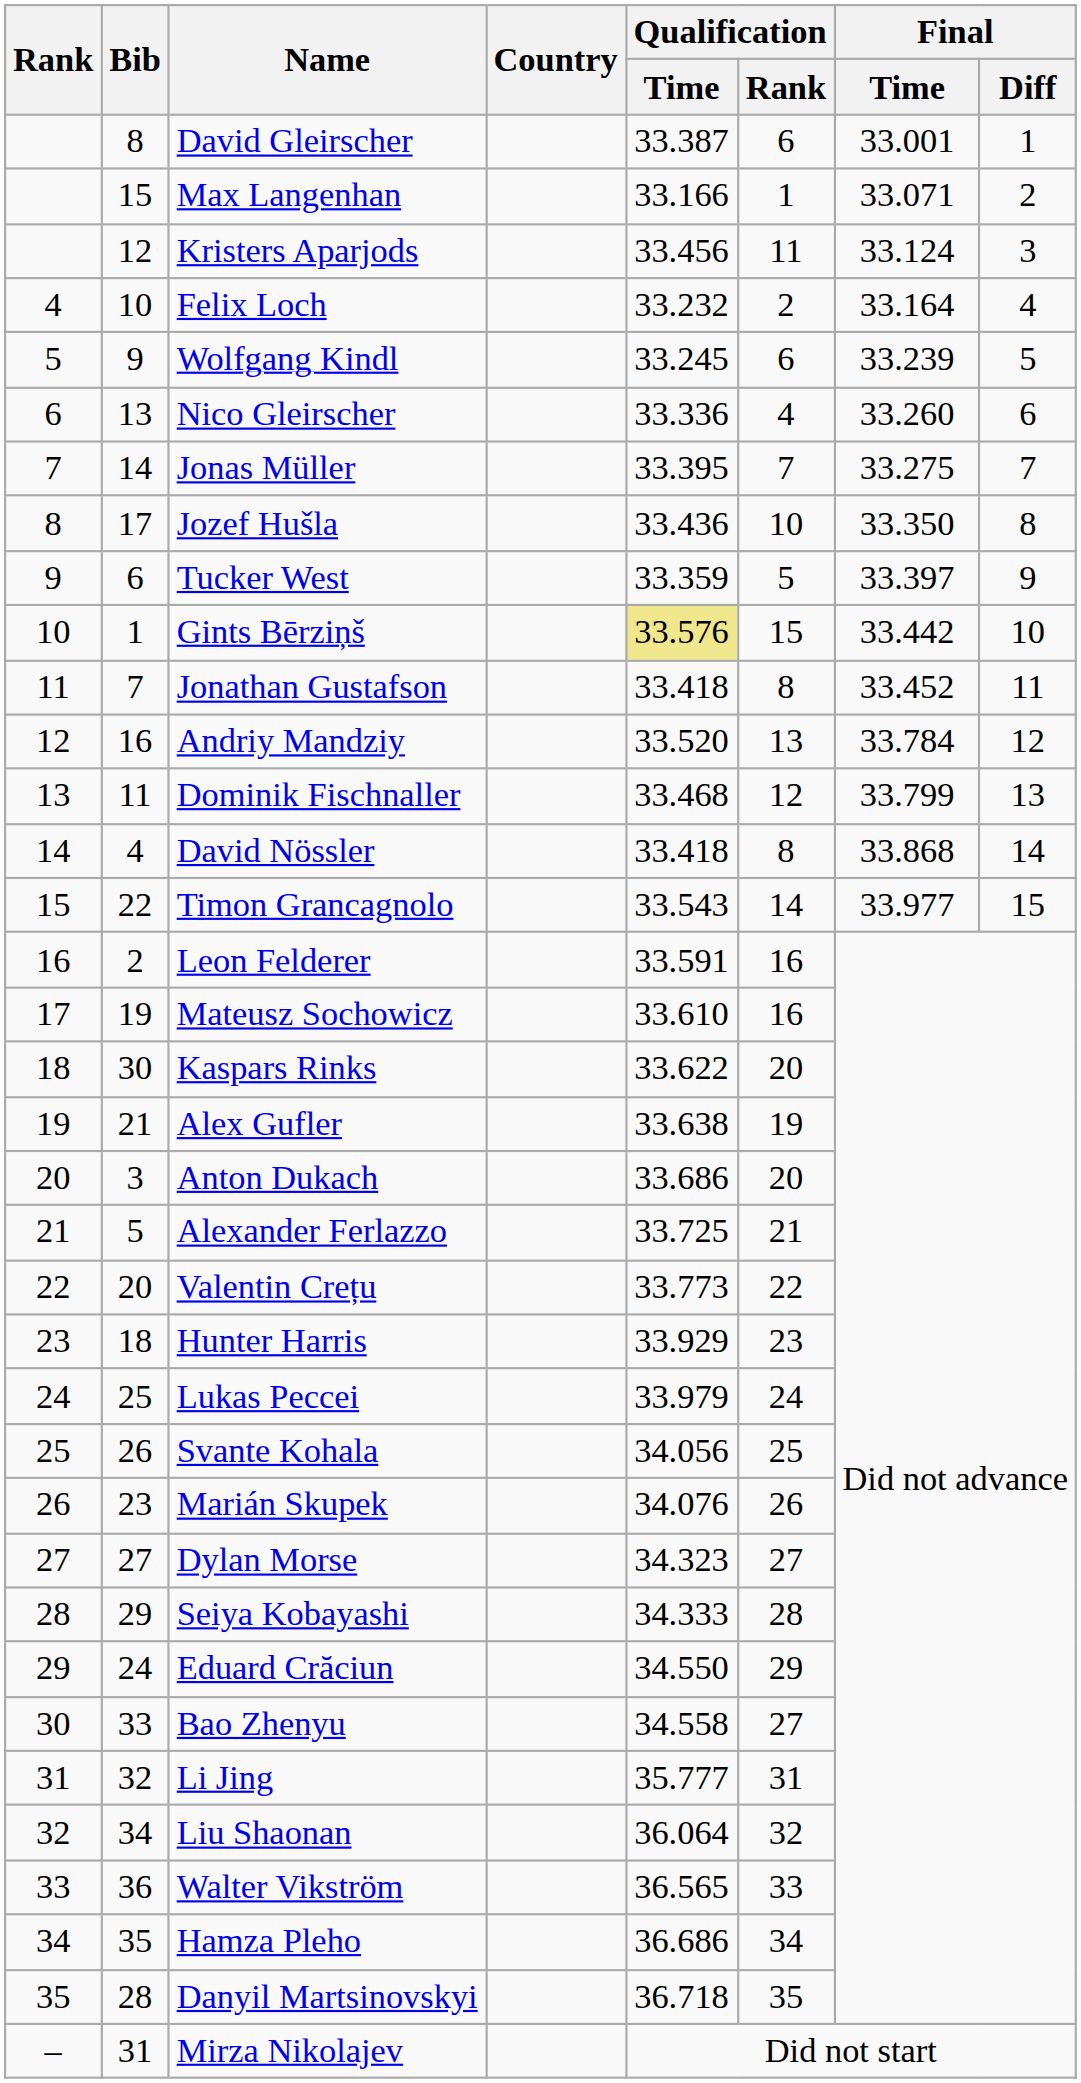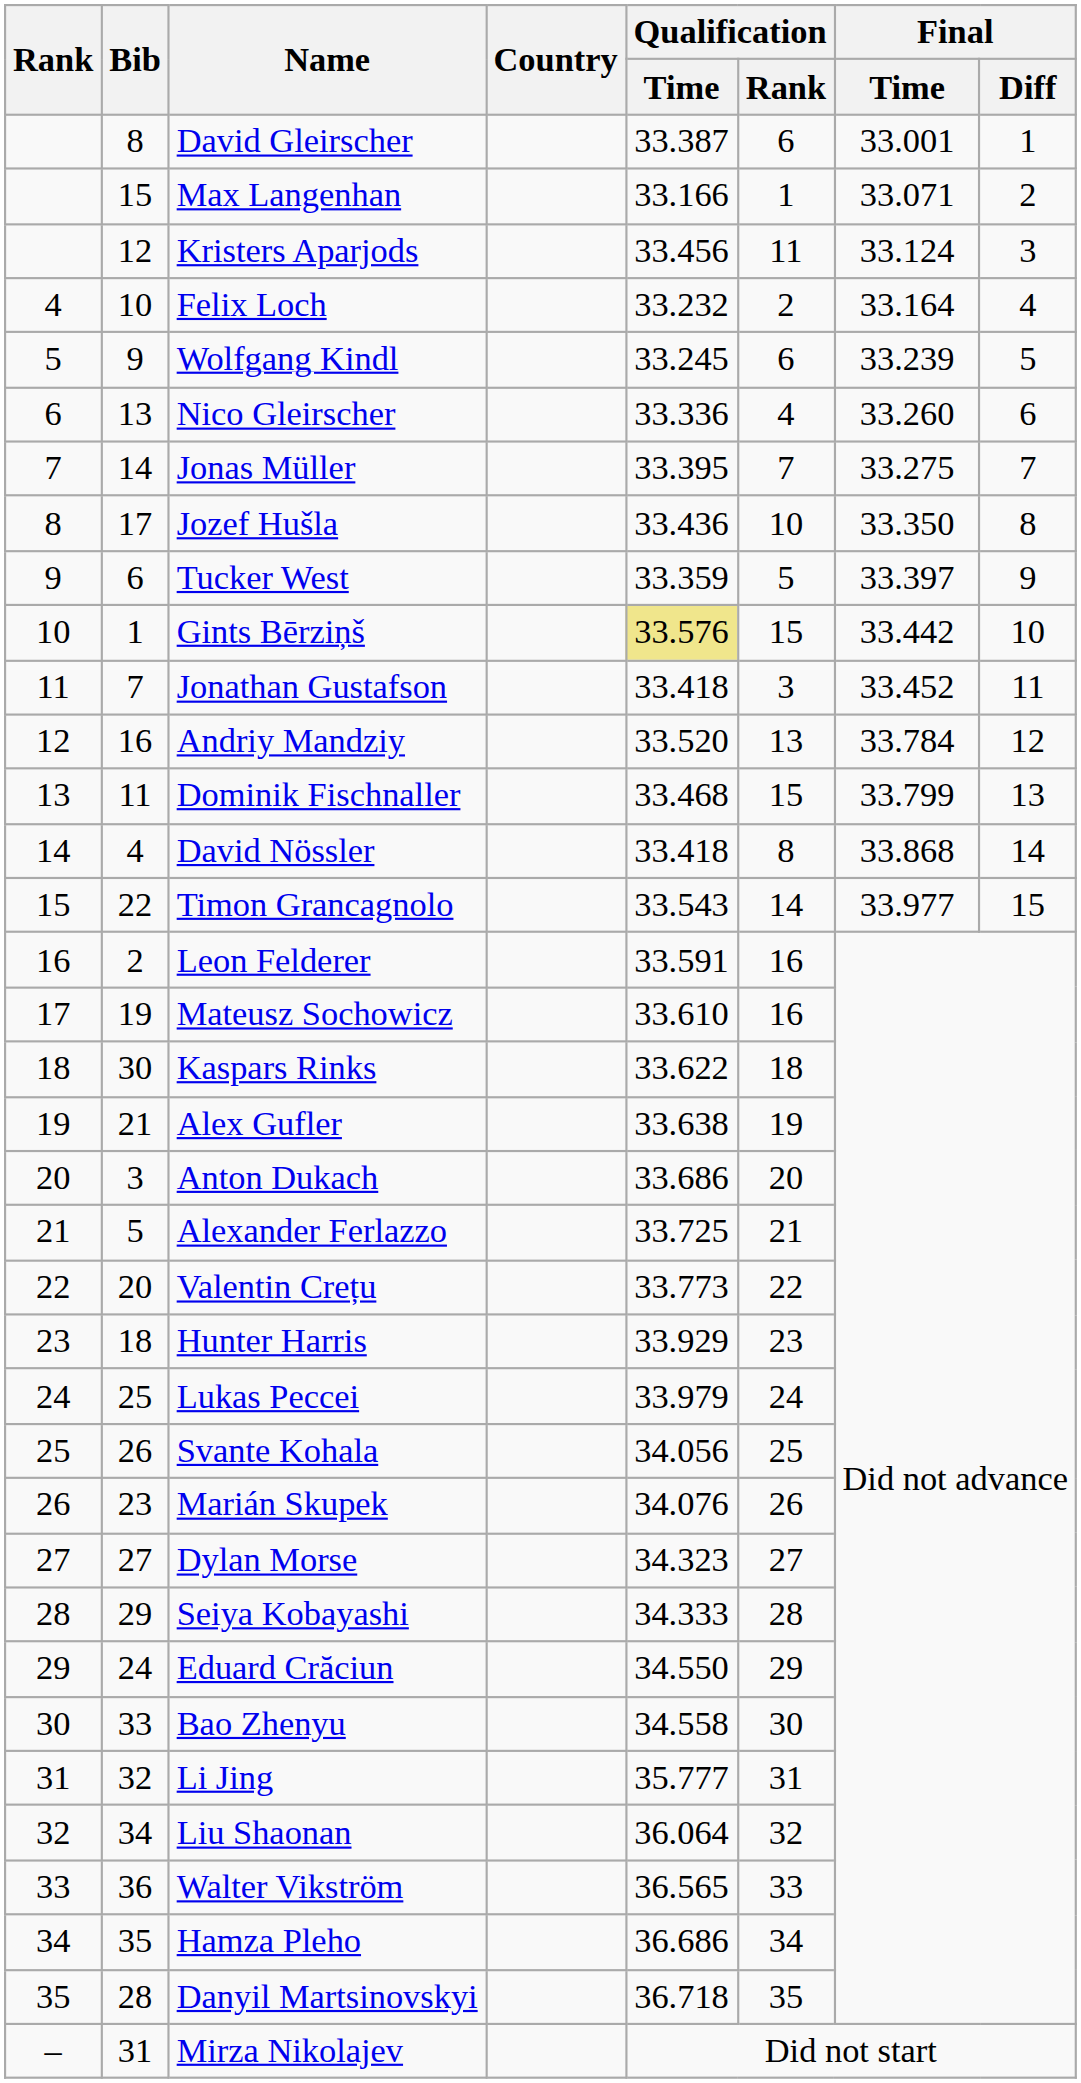(786, 686) 8 -> (786, 686) 3
(786, 795) 12 -> (786, 795) 15
(786, 1068) 20 -> (786, 1068) 18
(786, 1723) 27 -> (786, 1723) 30
